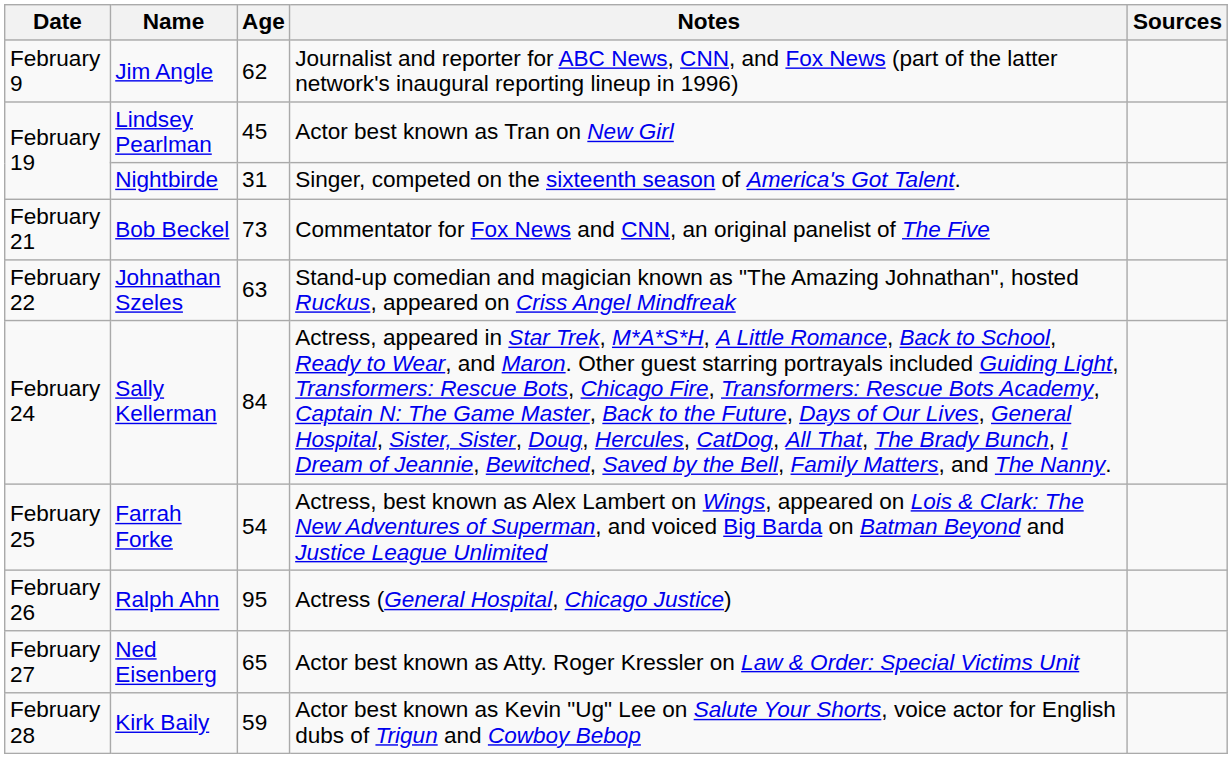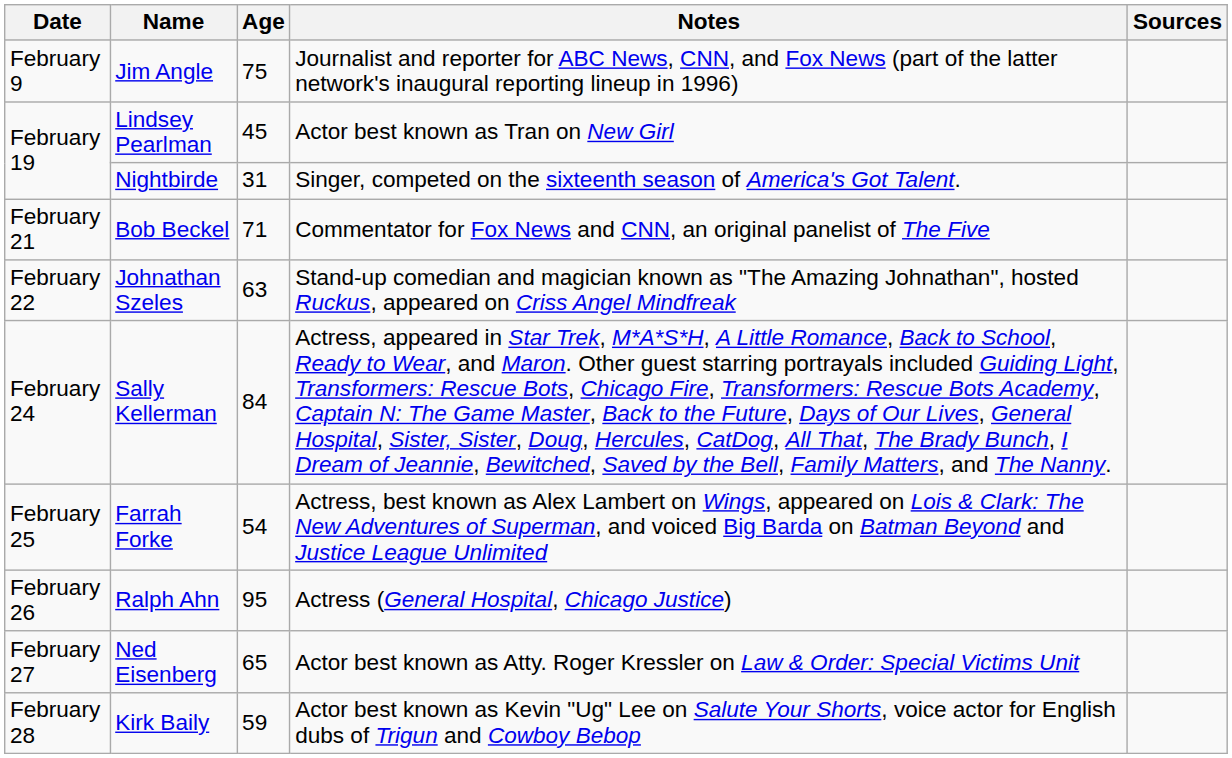(255, 70) 62 -> (255, 70) 75
(255, 228) 73 -> (255, 228) 71
